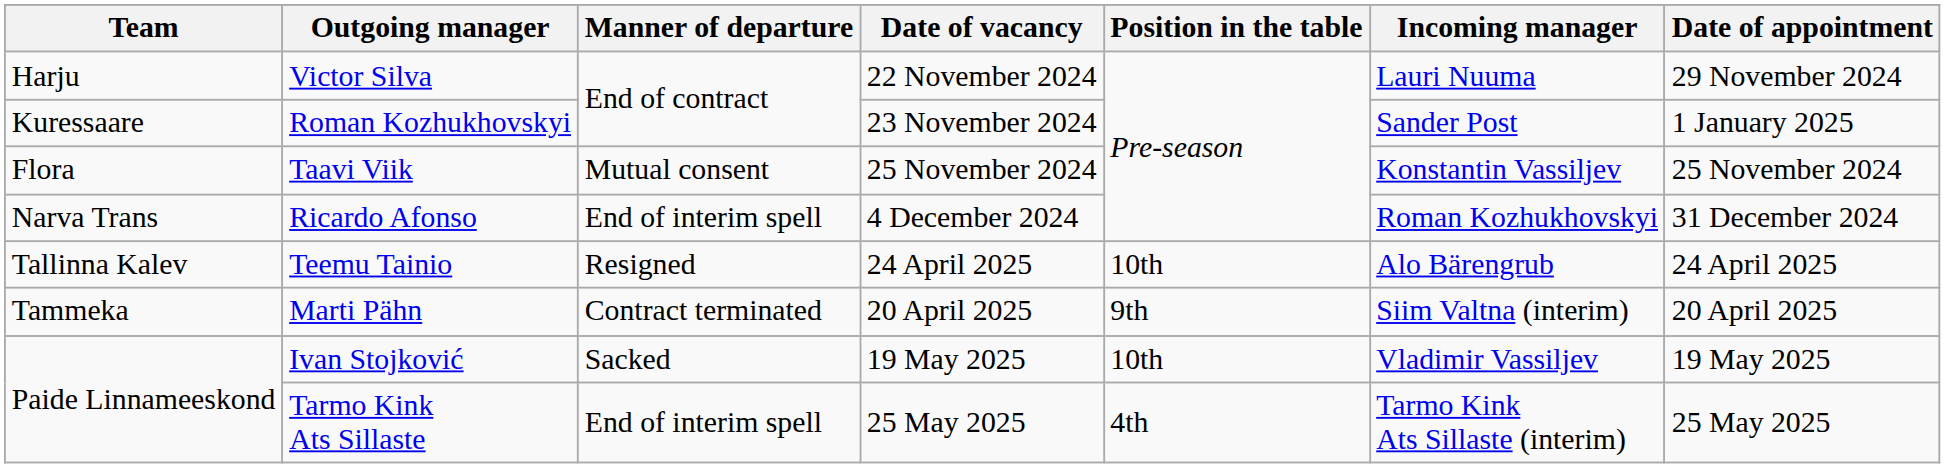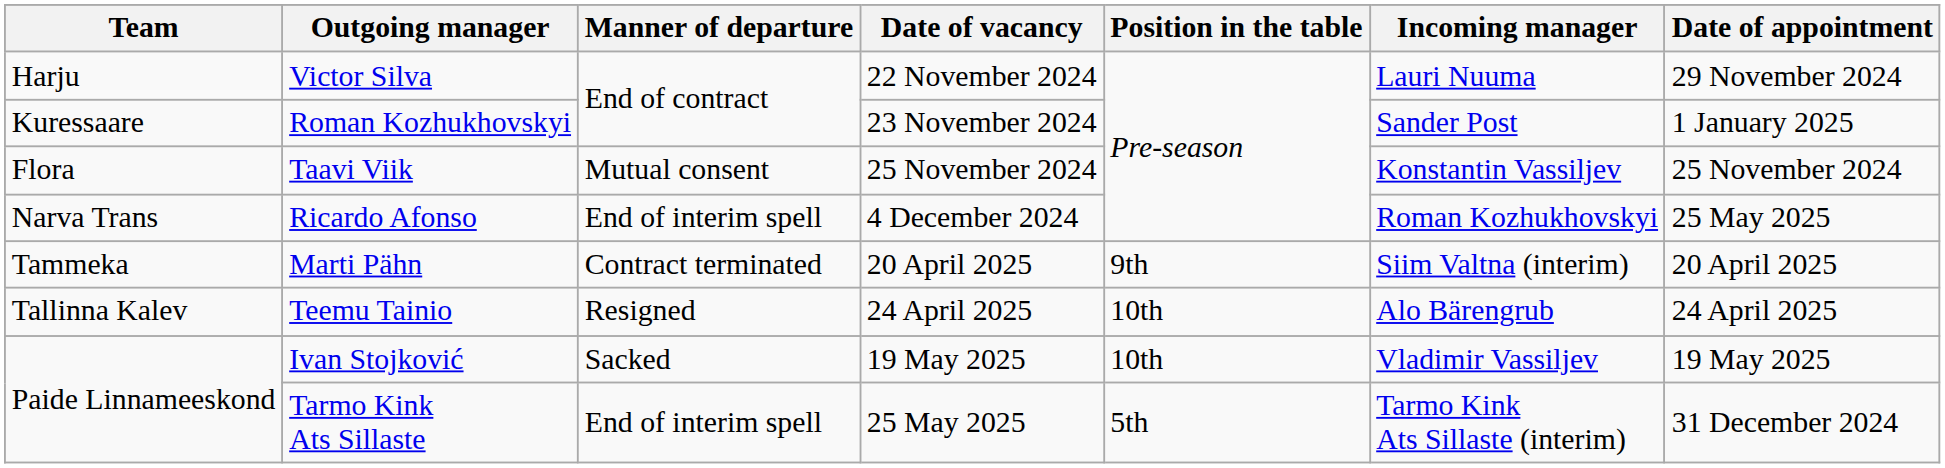(1785, 216) 31 December 2024 -> (1751, 216) 25 May 2025
rows swapped: (356, 311) <-> (371, 264)
(1129, 422) 4th -> (1129, 422) 5th
(1751, 422) 25 May 2025 -> (1785, 422) 31 December 2024
